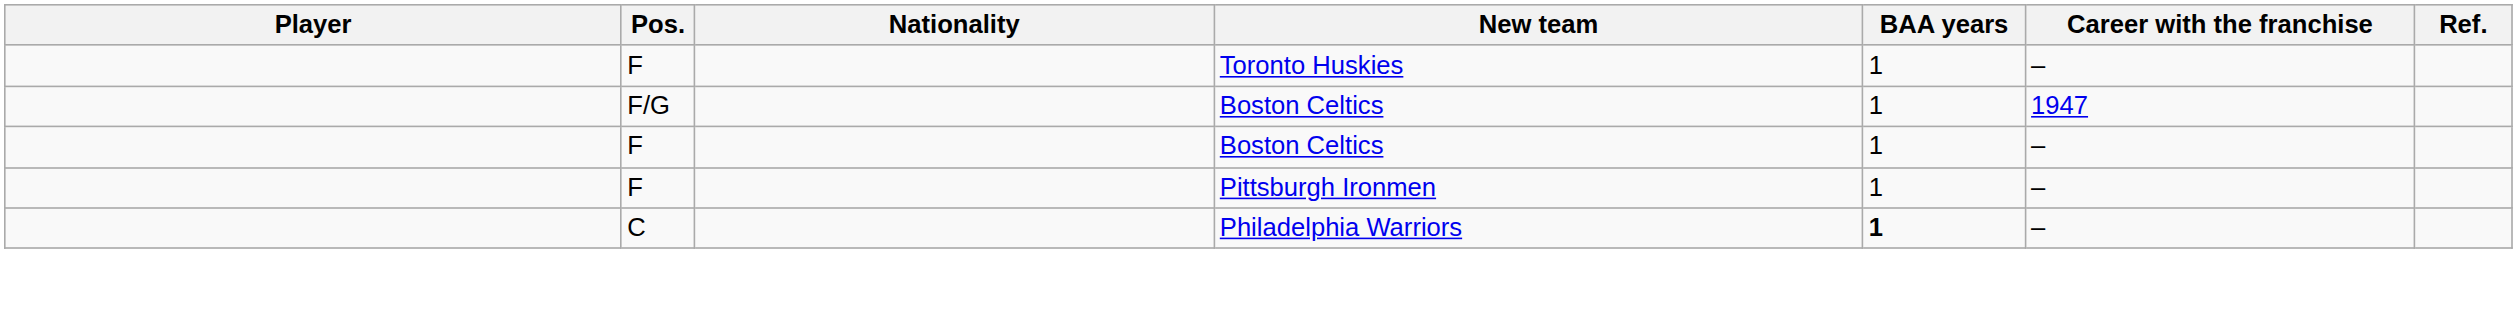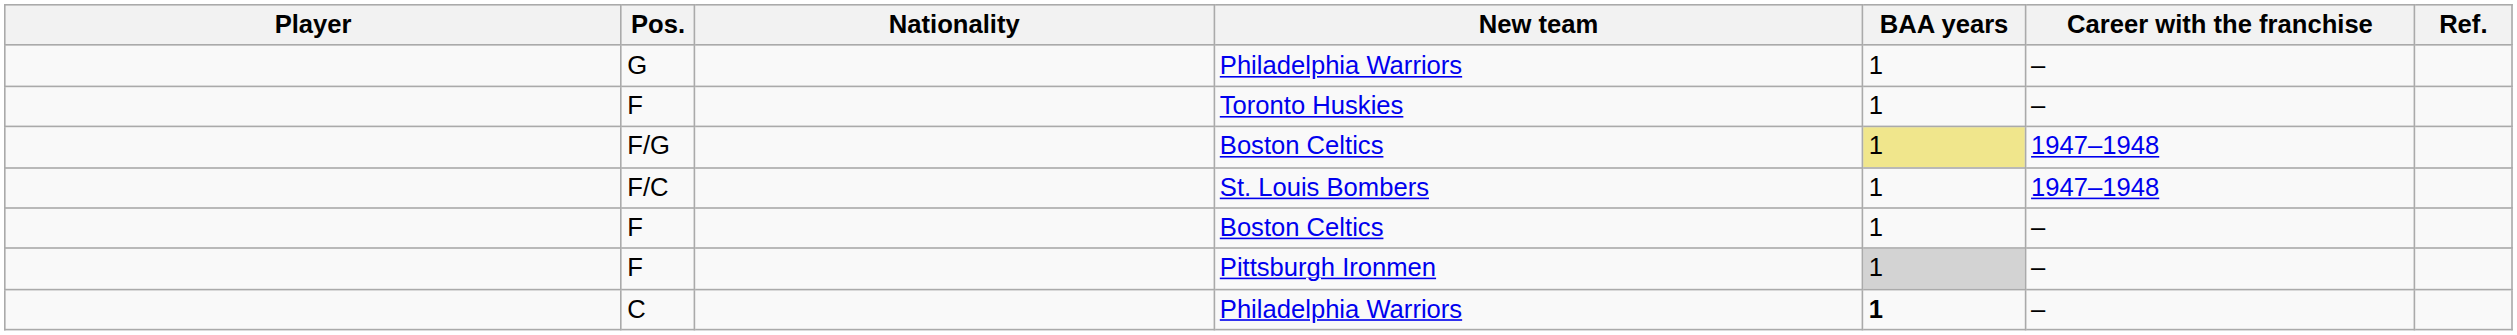+ row: (637, 65)
(1876, 106) no background -> (1876, 146) khaki background
(2060, 106) 1947 -> (2095, 146) 1947–1948
+ row: (648, 187)
(1876, 187) no background -> (1876, 268) lightgrey background
